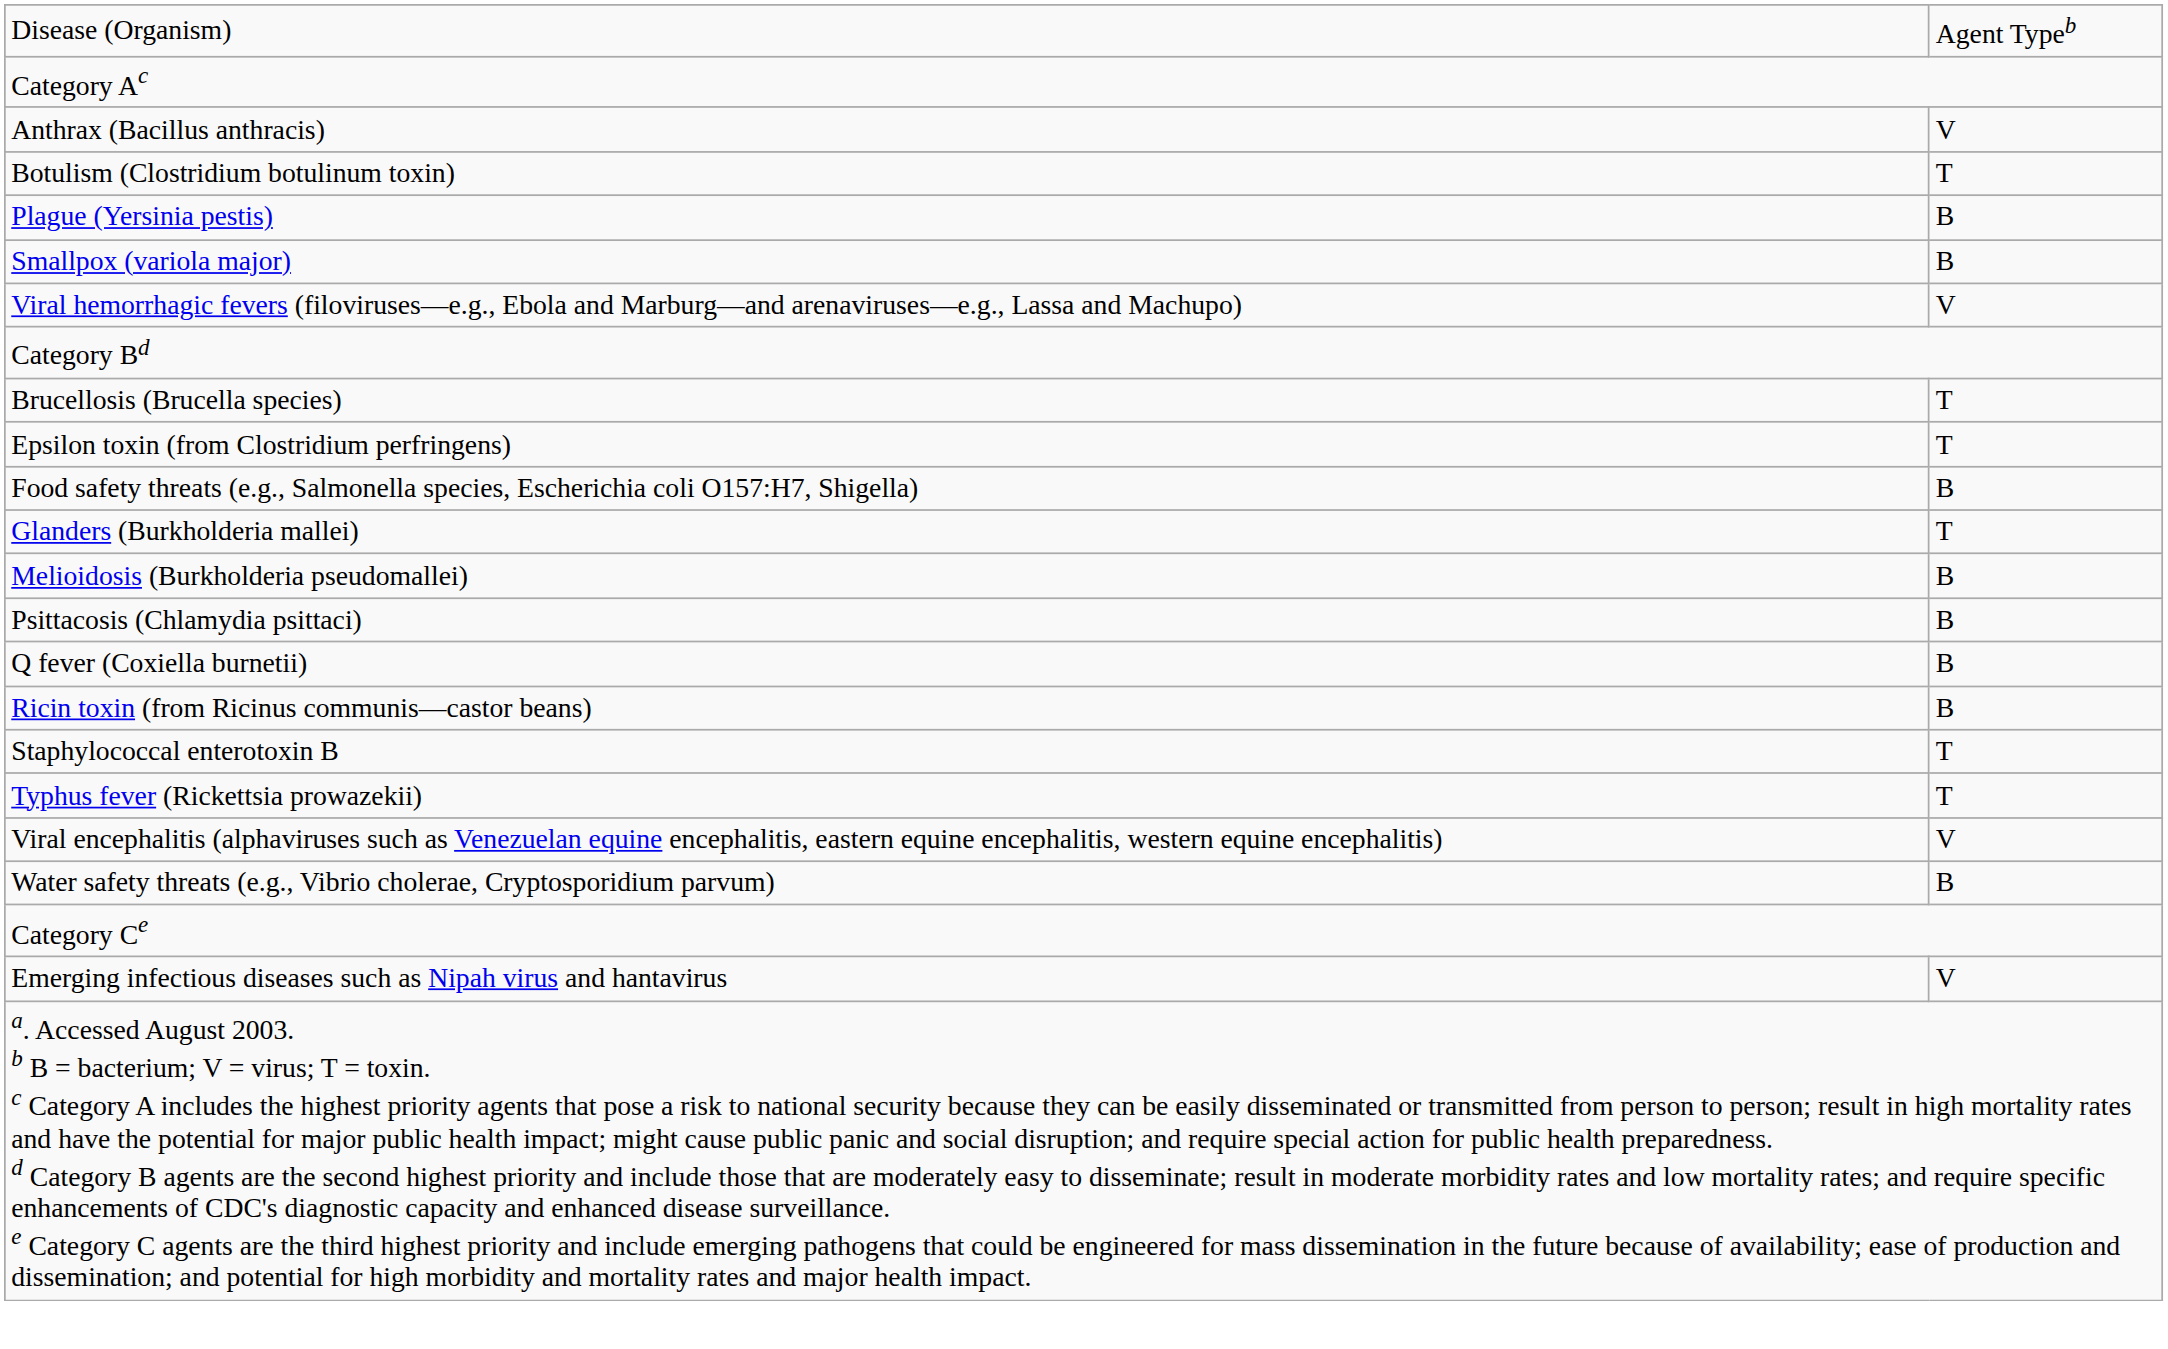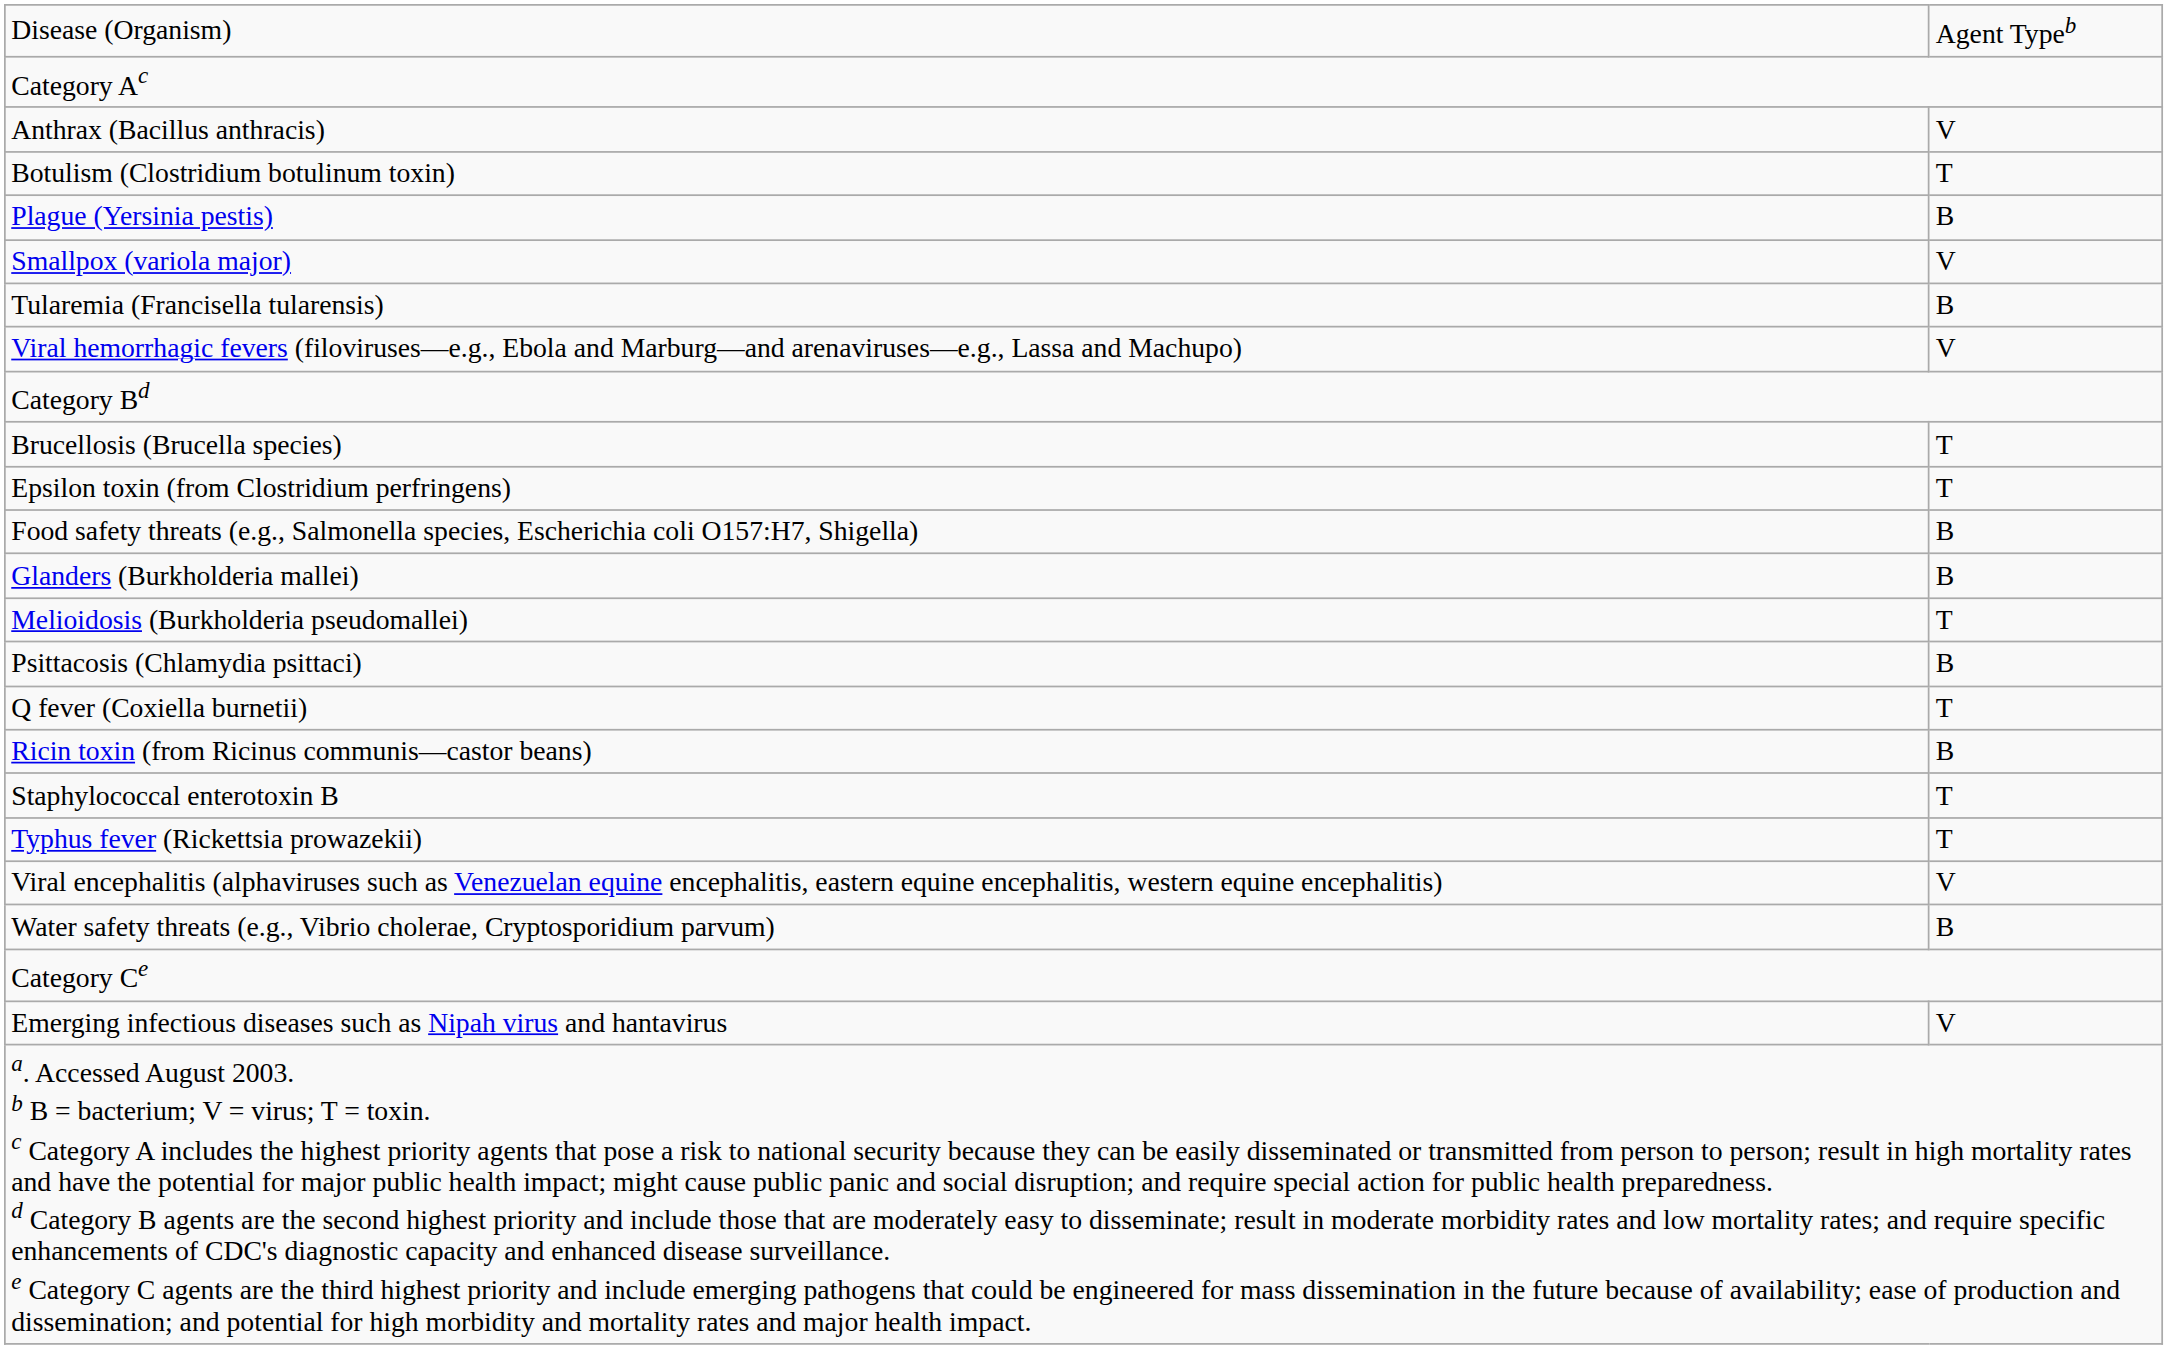(1945, 260) B -> (1946, 260) V
+ row: (198, 304)
(1944, 531) T -> (1945, 575) B
(1945, 575) B -> (1944, 619) T
(1945, 663) B -> (1944, 707) T
